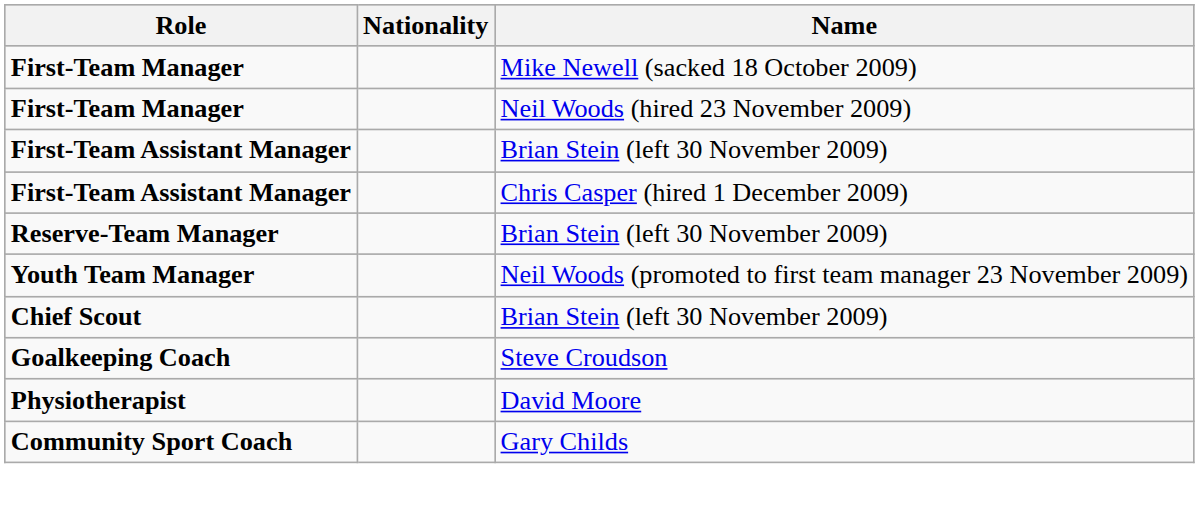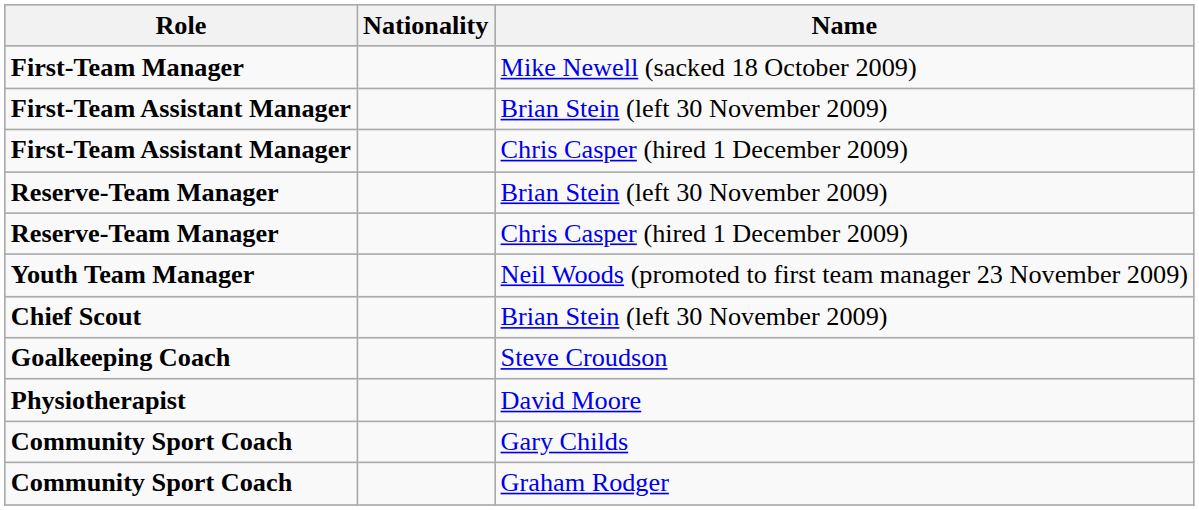- row: (127, 108)
+ row: (145, 233)
+ row: (152, 483)
